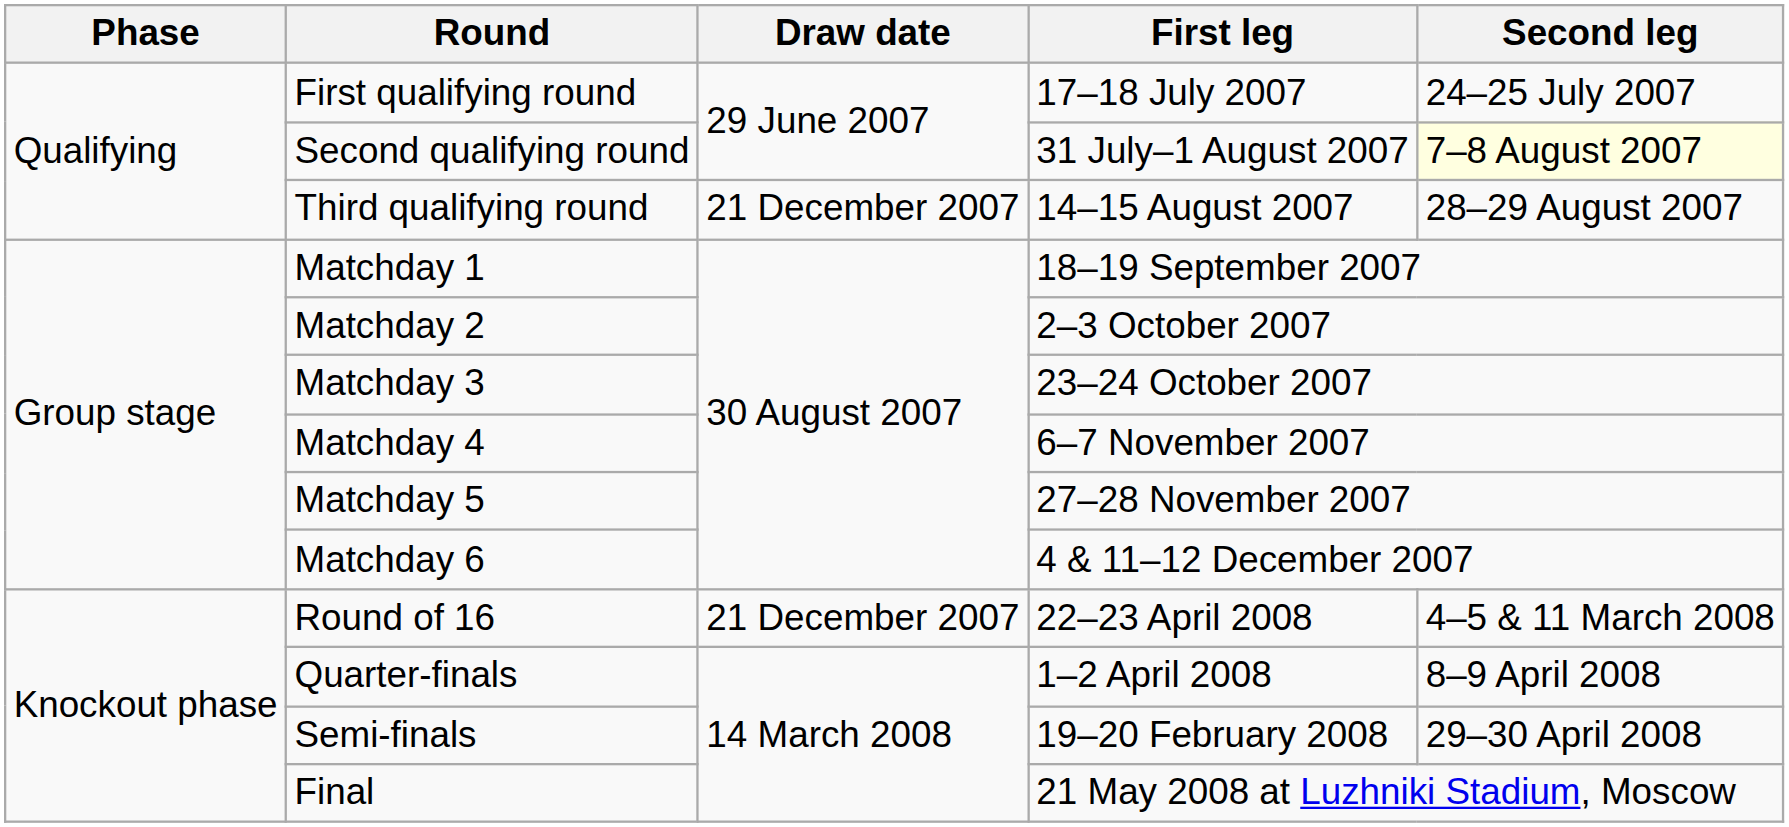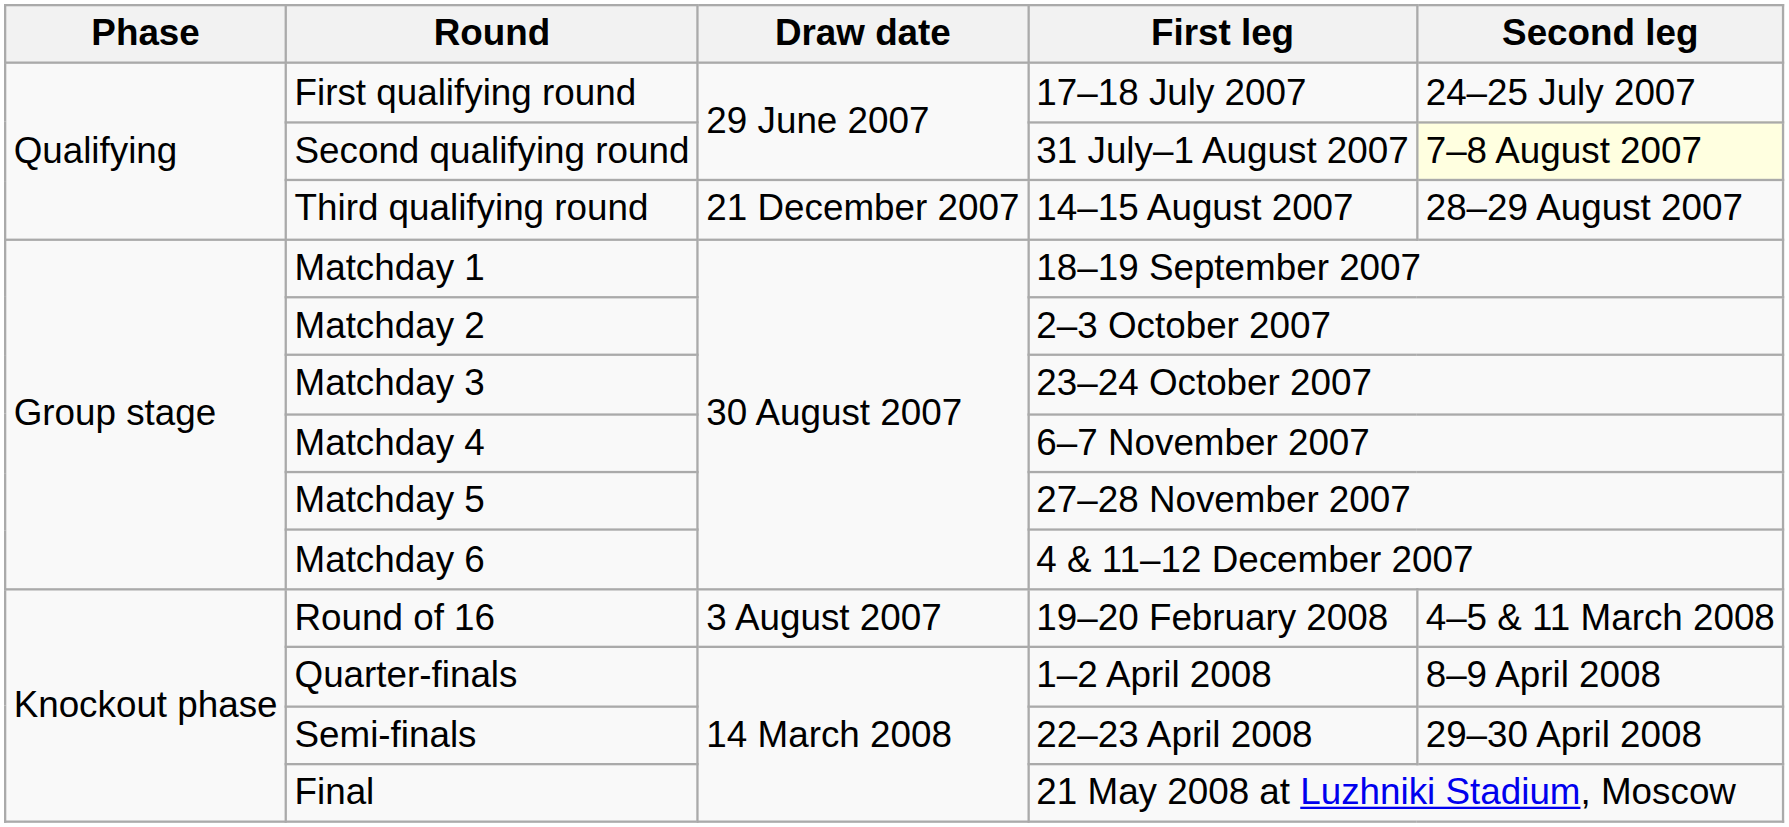(863, 617) 21 December 2007 -> (824, 617) 3 August 2007
(1174, 617) 22–23 April 2008 -> (1212, 617) 19–20 February 2008
(1212, 734) 19–20 February 2008 -> (1174, 734) 22–23 April 2008
